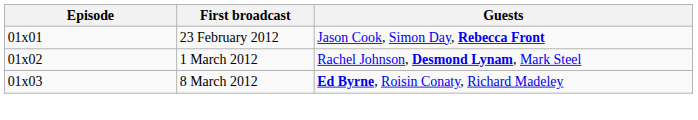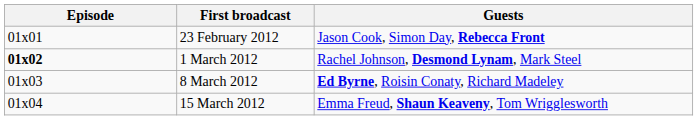(25, 59) normal -> (25, 59) bold
+ row: (222, 103)
